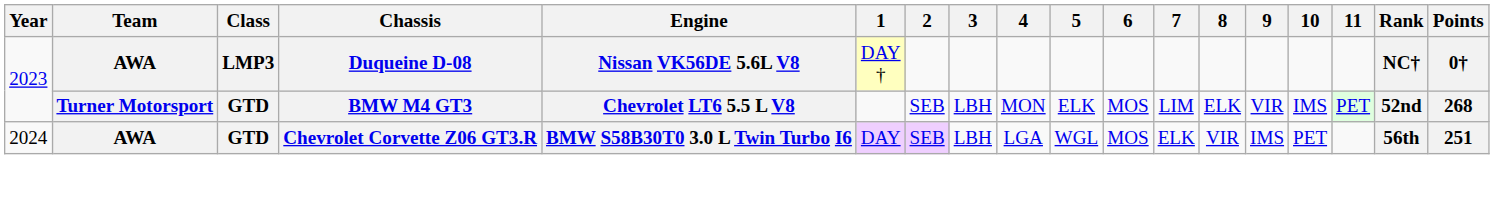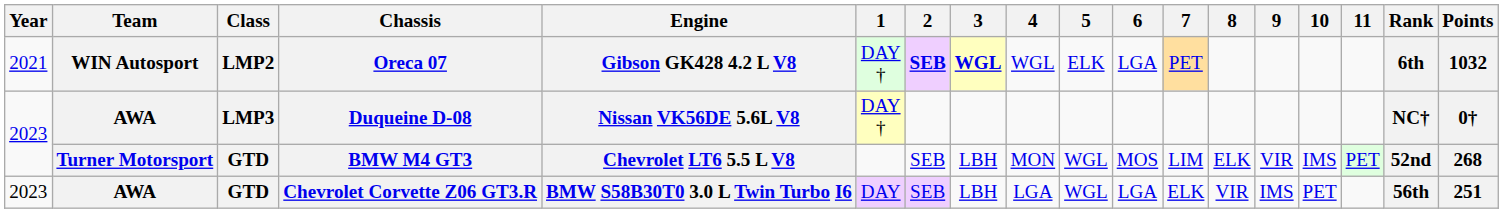+ row: (410, 63)
(1076, 106) ELK -> (1086, 160) WGL
(28, 138) 2024 -> (28, 192) 2023
(1128, 138) MOS -> (1137, 192) LGA
